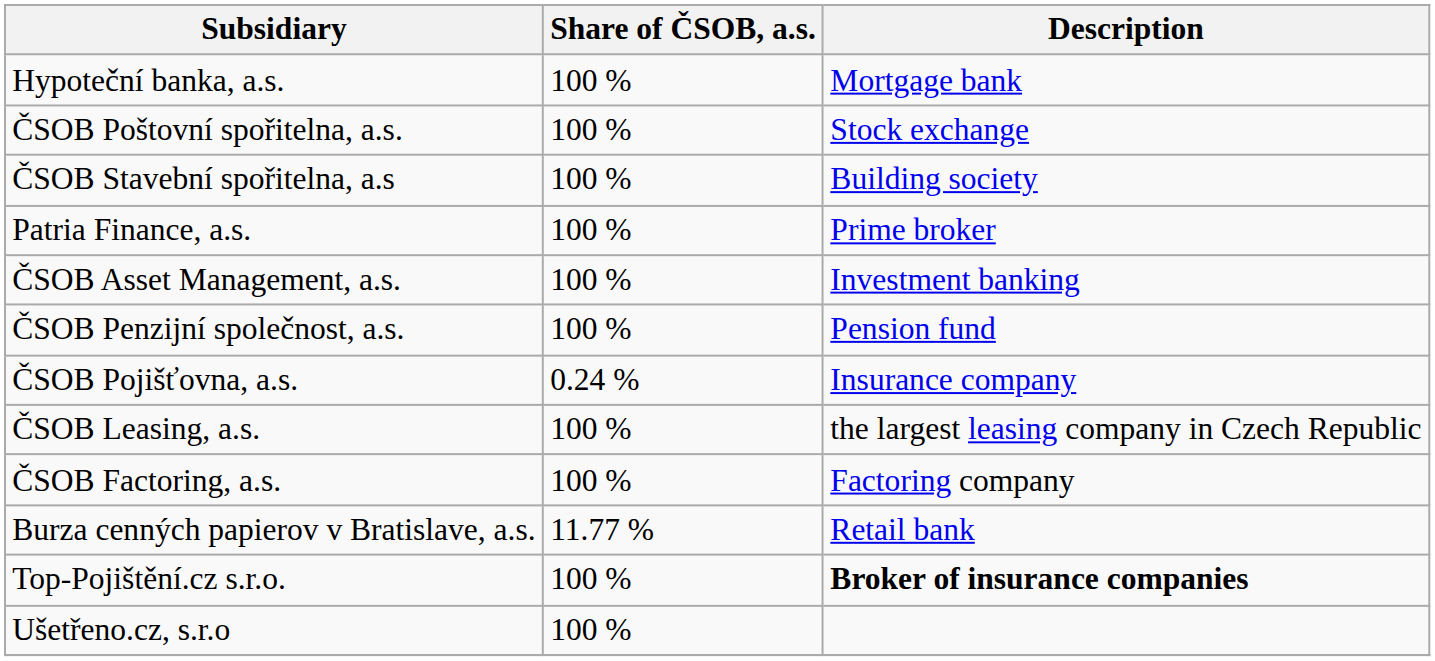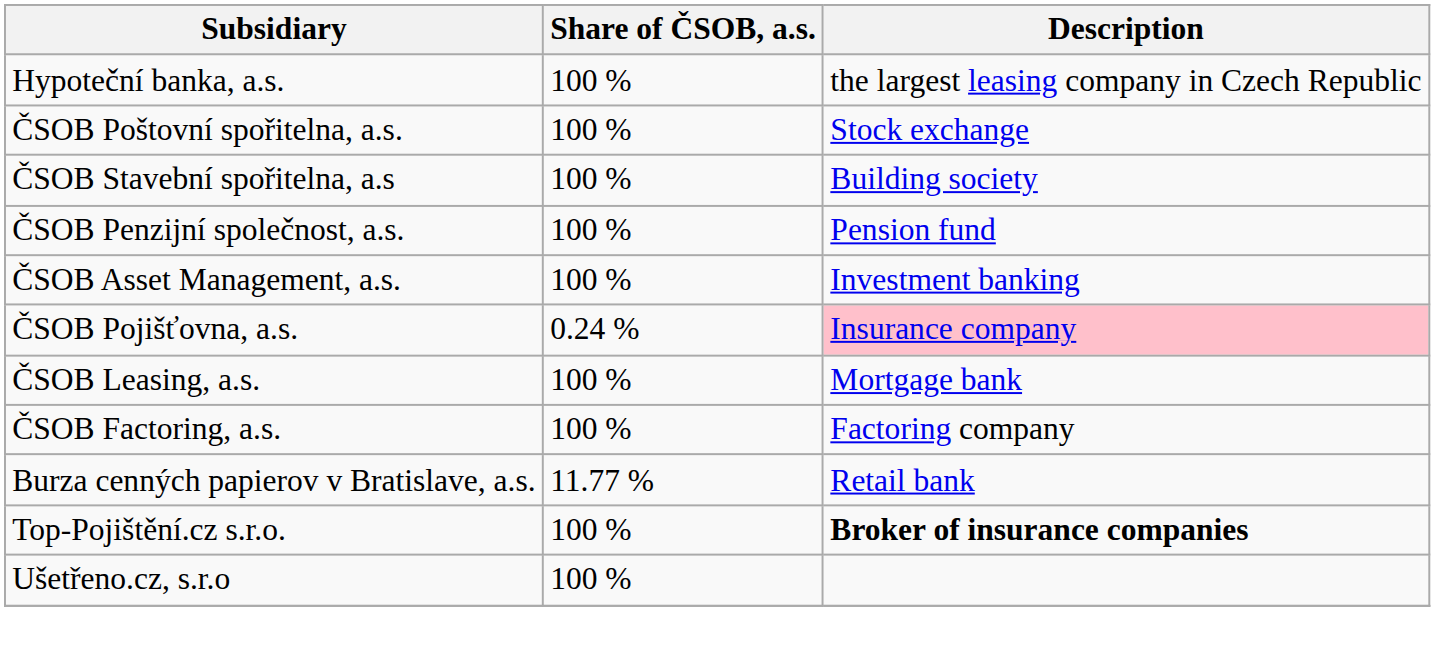(926, 79) Mortgage bank -> (1126, 79) the largest leasing company in Czech Republic
- row: (132, 229)
rows swapped: (207, 279) <-> (208, 329)
(953, 379) no background -> (953, 329) pink background
(1126, 429) the largest leasing company in Czech Republic -> (926, 379) Mortgage bank
